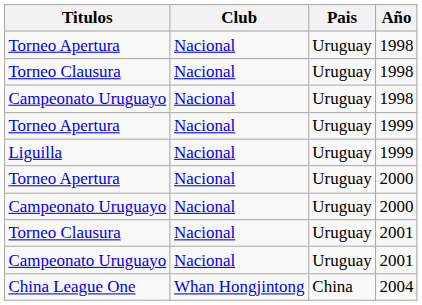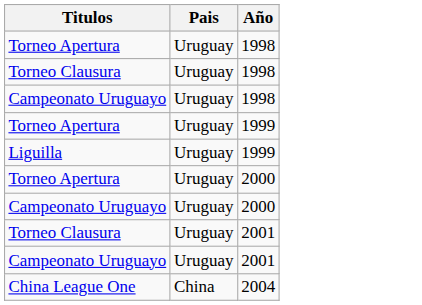- column: (239, 17)
